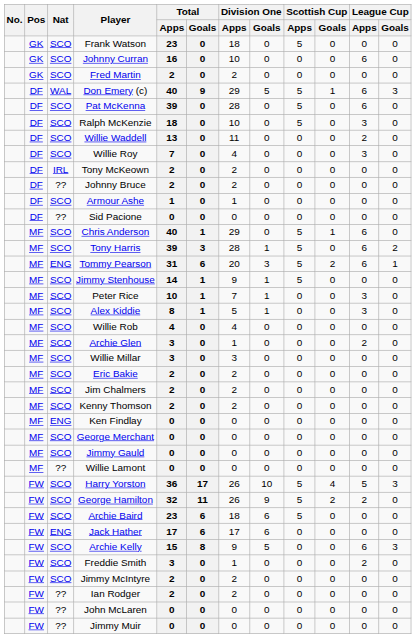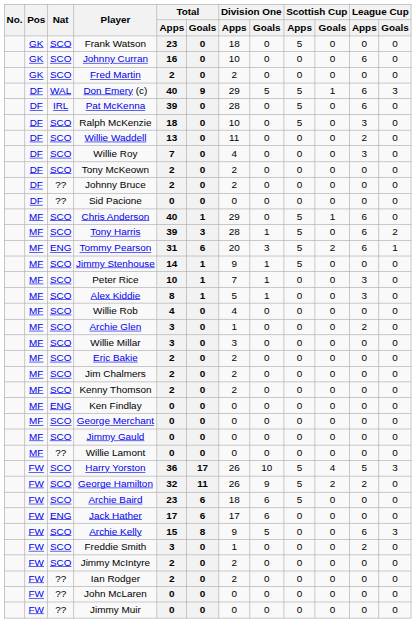(61, 106) SCO -> (61, 106) IRL
(61, 169) IRL -> (61, 169) SCO
- row: (115, 201)
